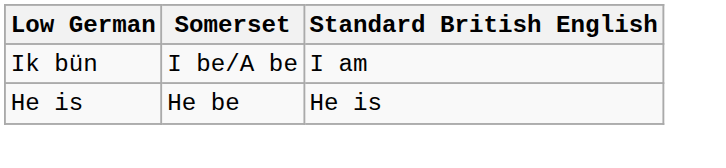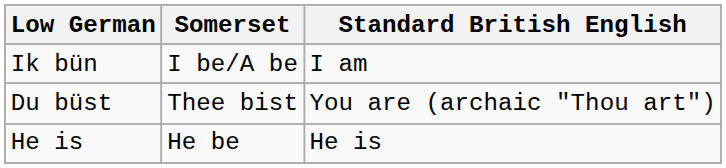+ row: (61, 103)
